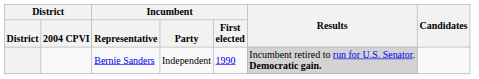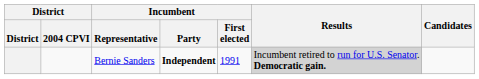(187, 60) normal -> (189, 60) bold
(226, 60) 1990 -> (230, 60) 1991
